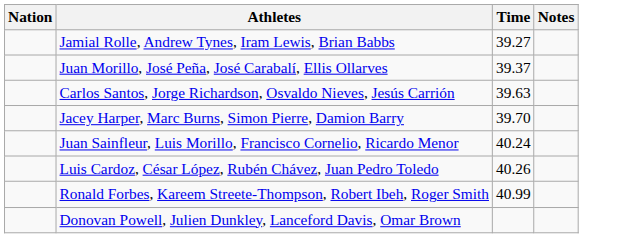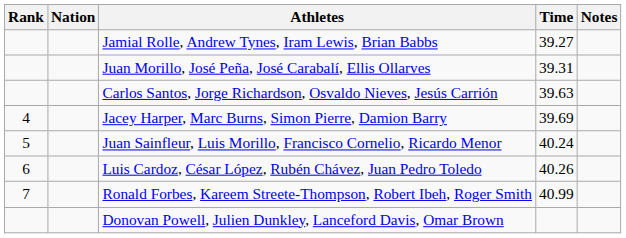+ column: (26, 17)
(513, 67) 39.37 -> (556, 67) 39.31
(513, 118) 39.70 -> (556, 118) 39.69
